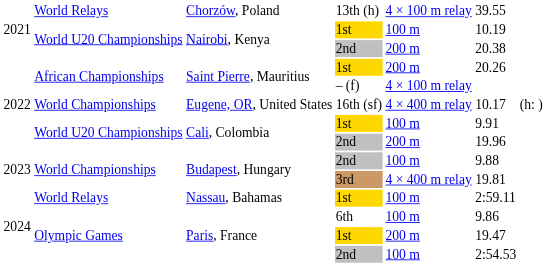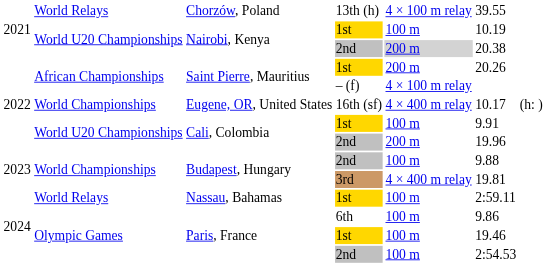(403, 48) no background -> (403, 48) lightgrey background
(403, 235) 200 m -> (403, 235) 100 m
(490, 235) 19.47 -> (490, 235) 19.46
